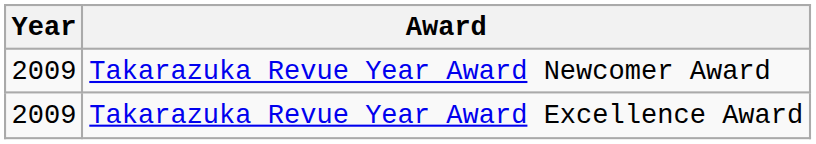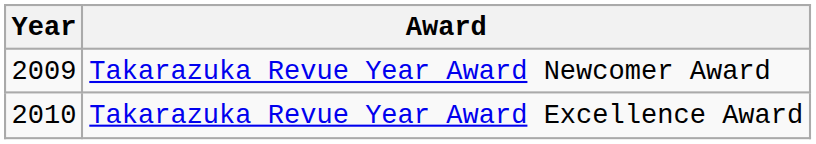(44, 115) 2009 -> (44, 115) 2010
